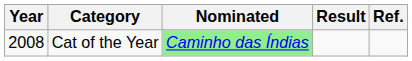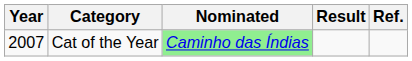(26, 42) 2008 -> (26, 42) 2007
